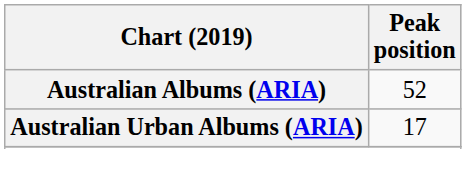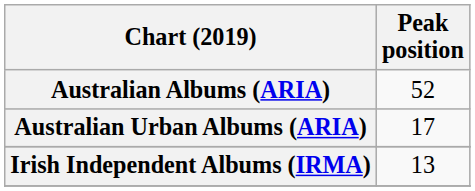+ row: (191, 165)
